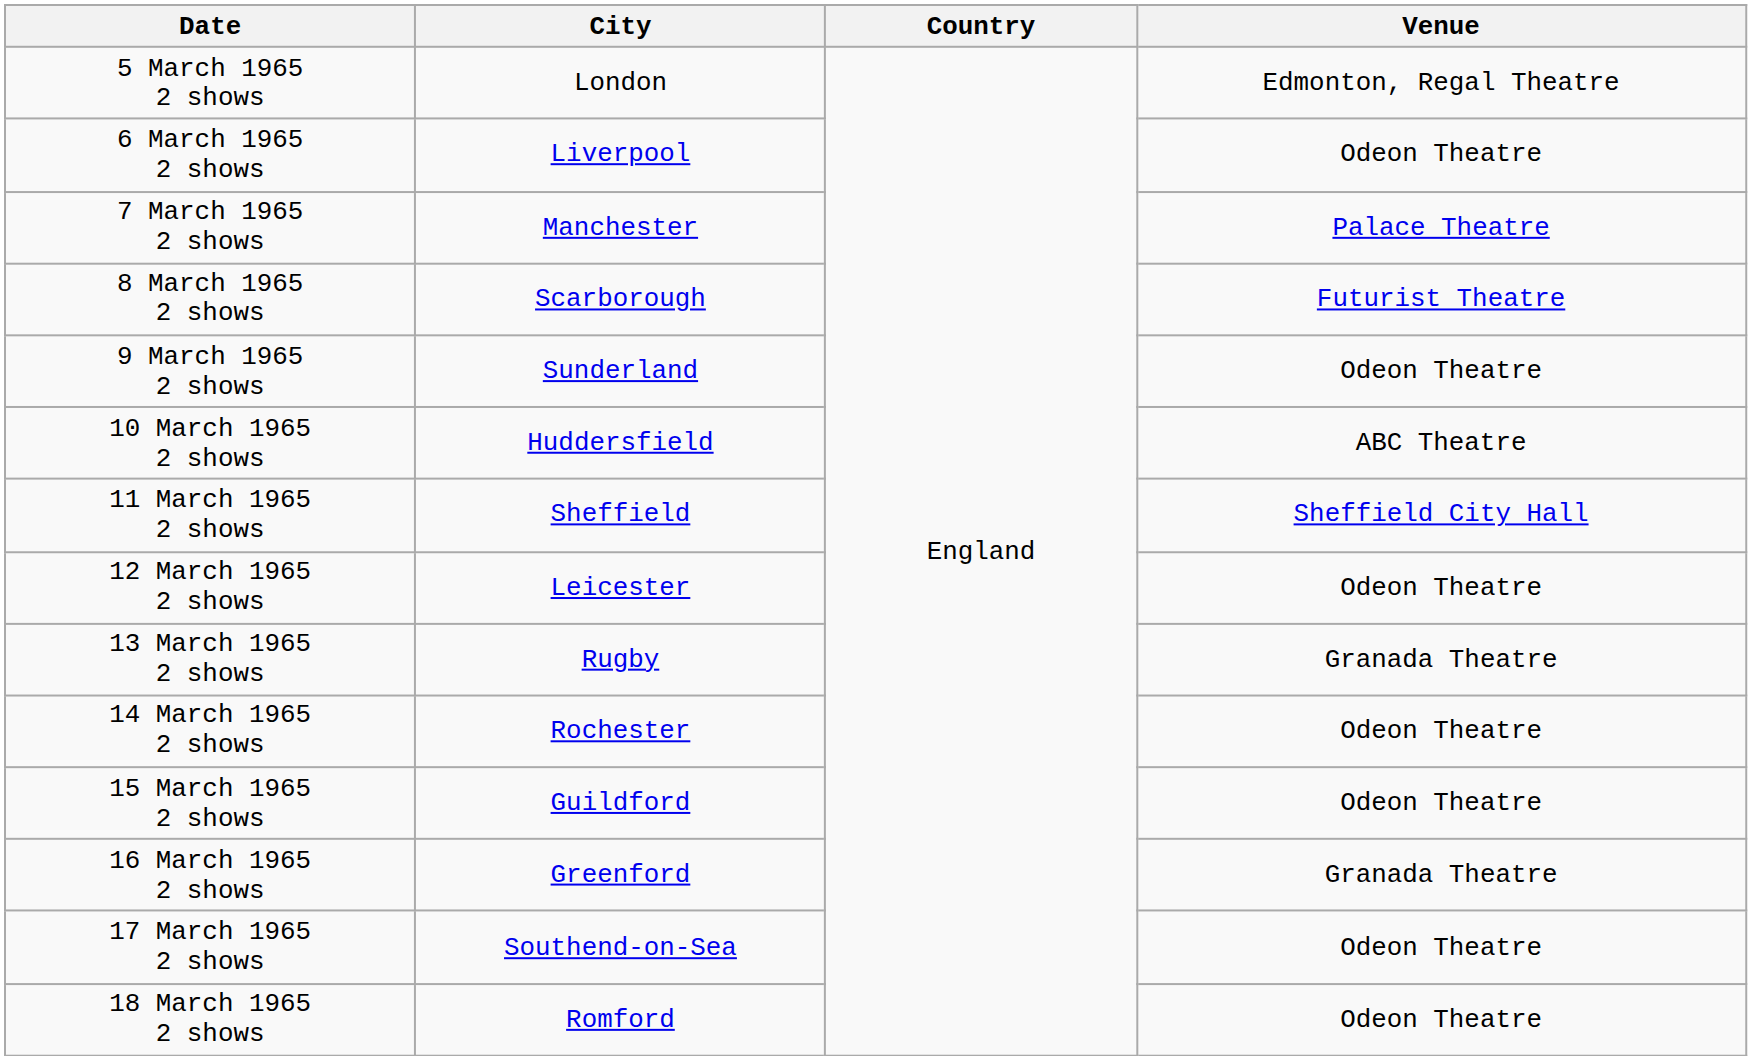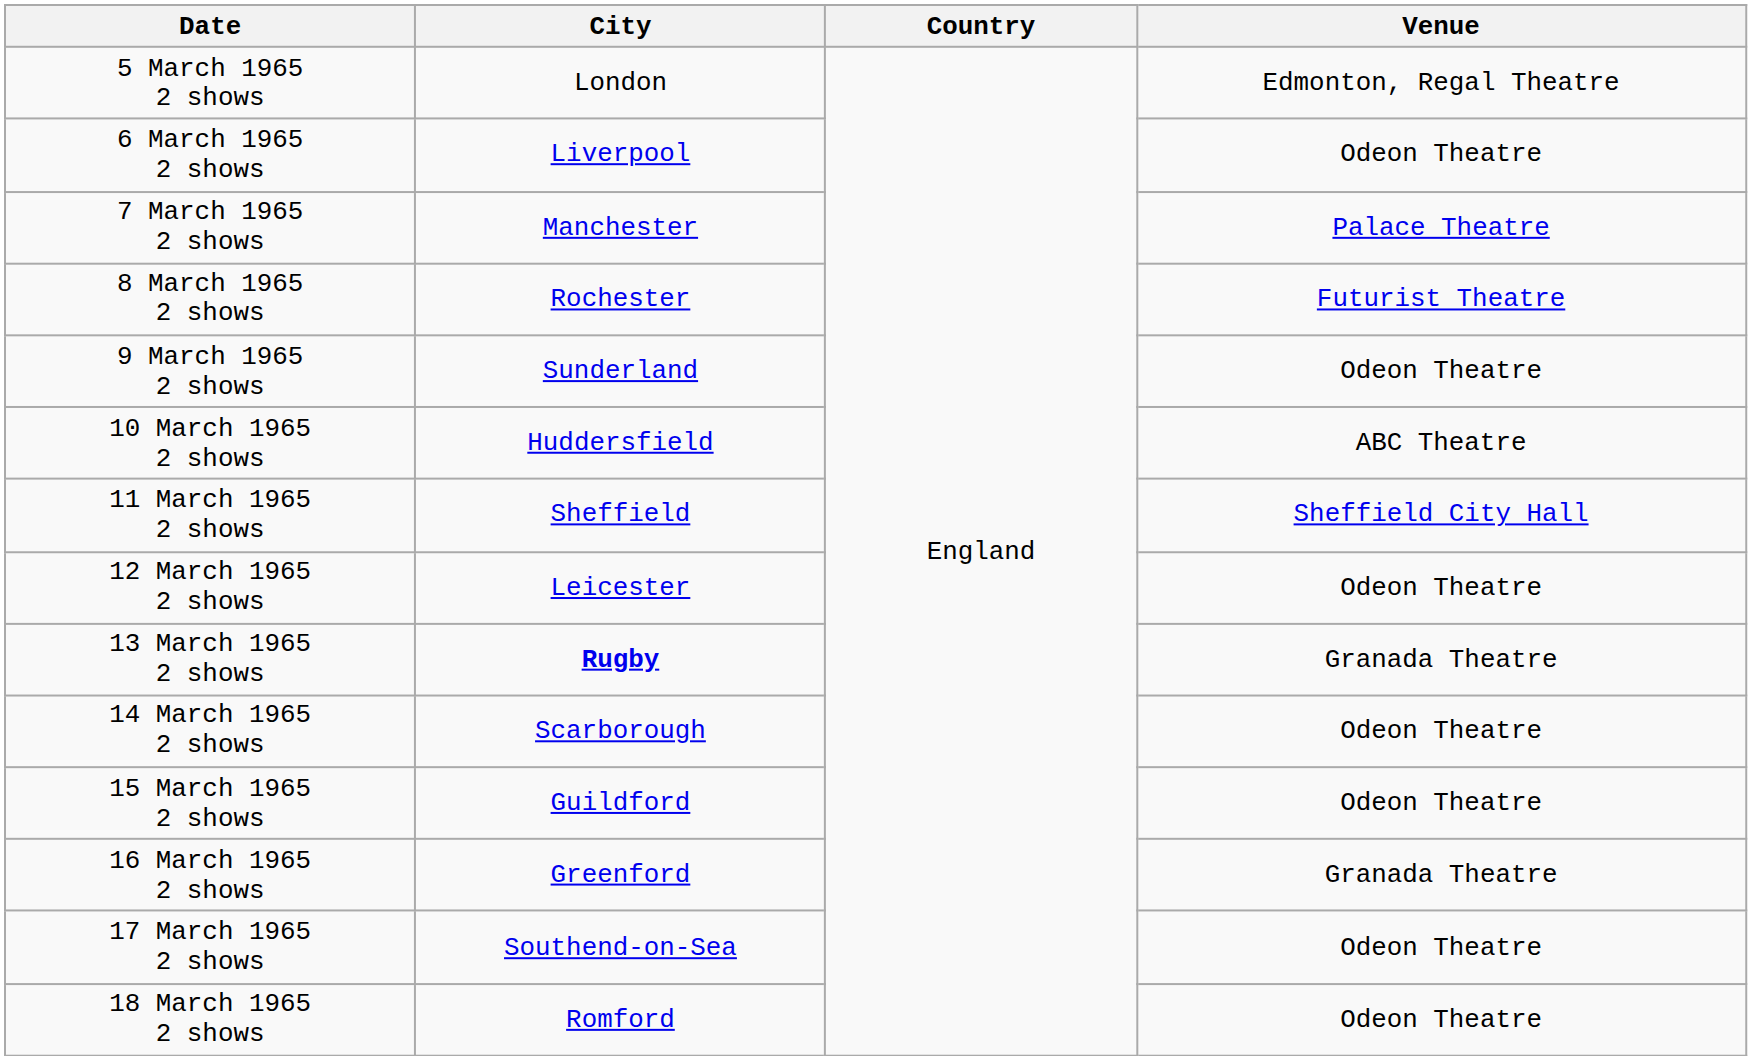(620, 299) Scarborough -> (620, 299) Rochester
(620, 659) normal -> (620, 659) bold
(620, 731) Rochester -> (620, 731) Scarborough
